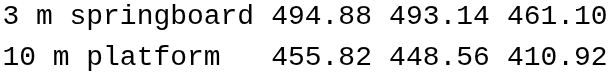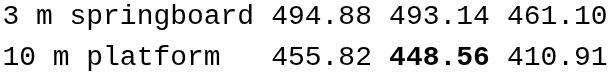(439, 57) normal -> (439, 57) bold
(557, 57) 410.92 -> (557, 57) 410.91
